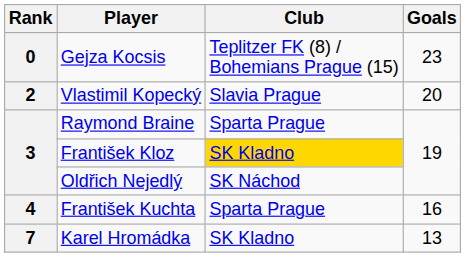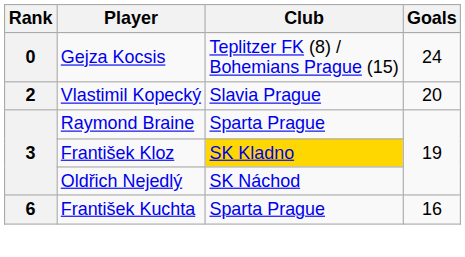(432, 57) 23 -> (432, 57) 24
(31, 209) 4 -> (31, 209) 6
- row: (126, 237)
